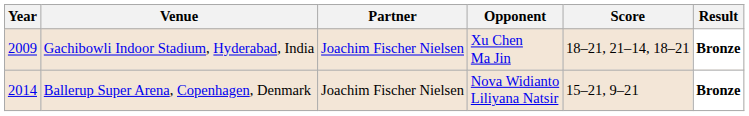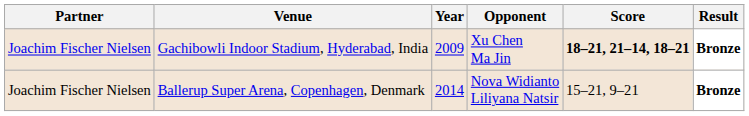columns swapped: (22, 16) <-> (393, 16)
(628, 49) normal -> (628, 49) bold
